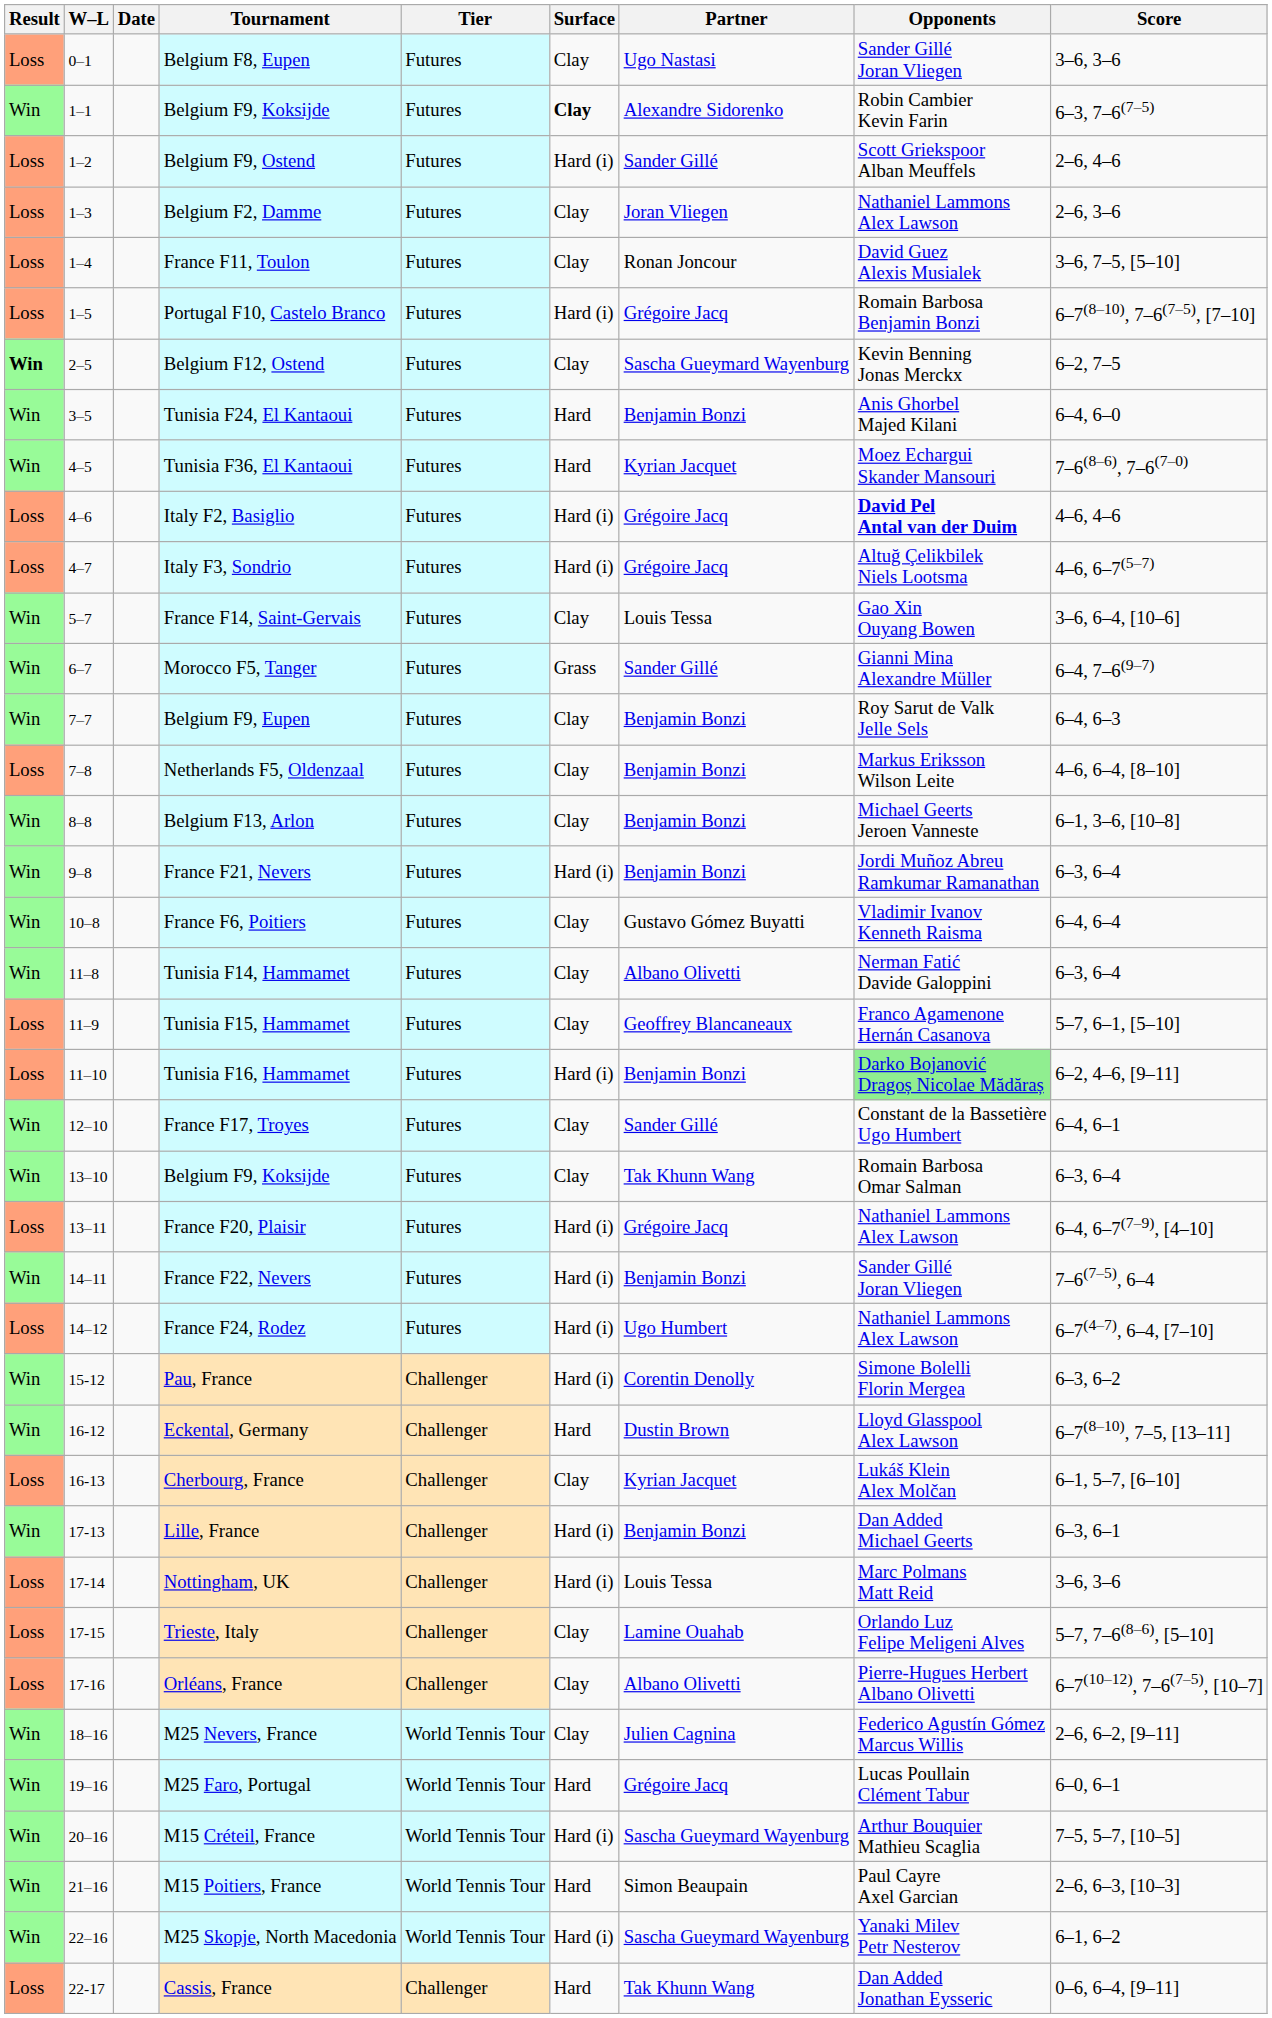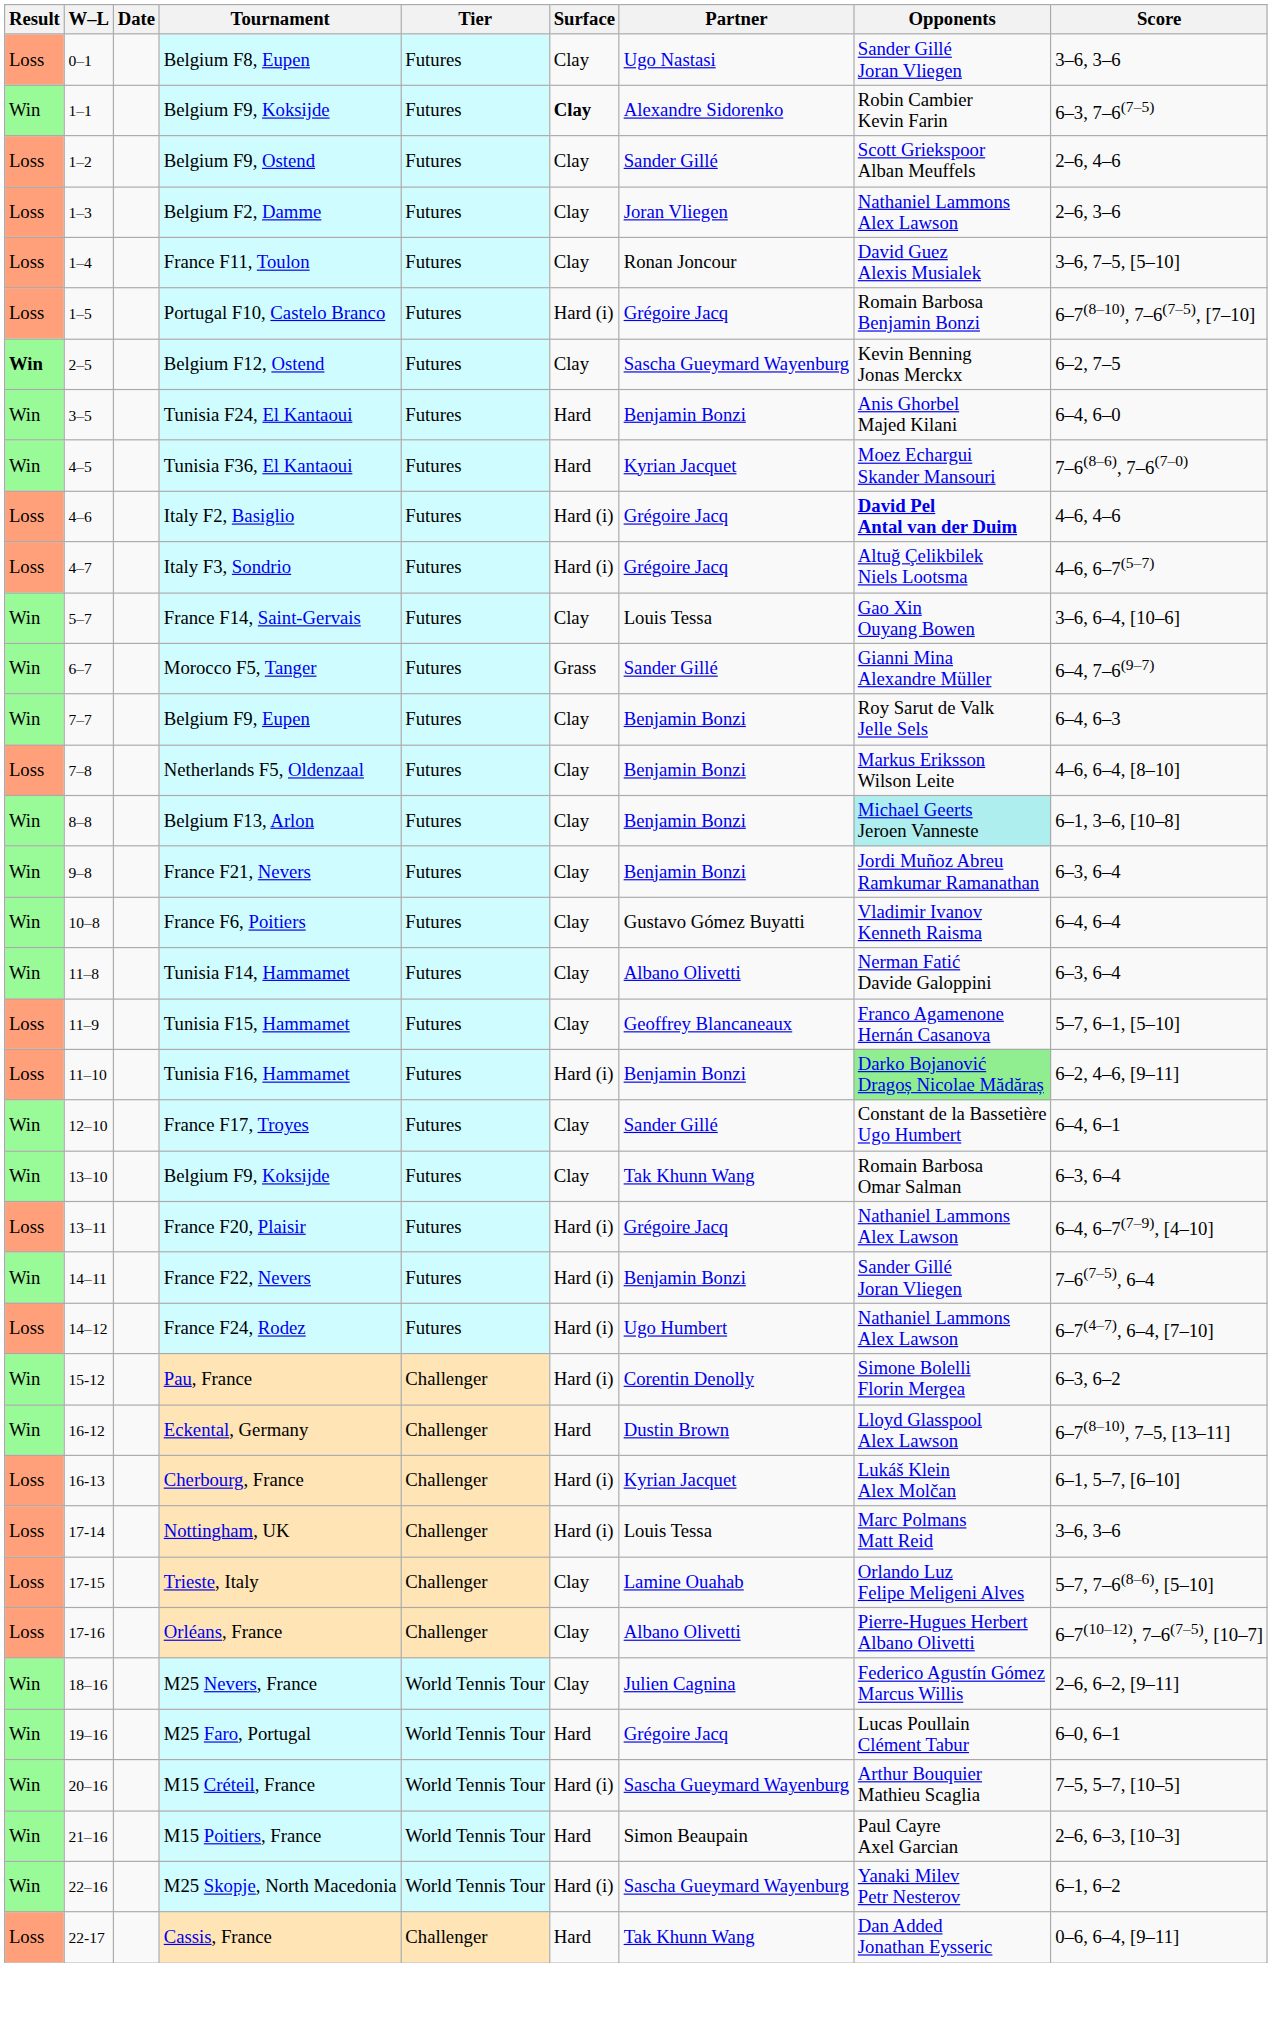(584, 161) Hard (i) -> (571, 161) Clay
(918, 820) no background -> (918, 820) paleturquoise background
(584, 871) Hard (i) -> (571, 871) Clay
(571, 1480) Clay -> (584, 1480) Hard (i)
- row: (87, 1532)
